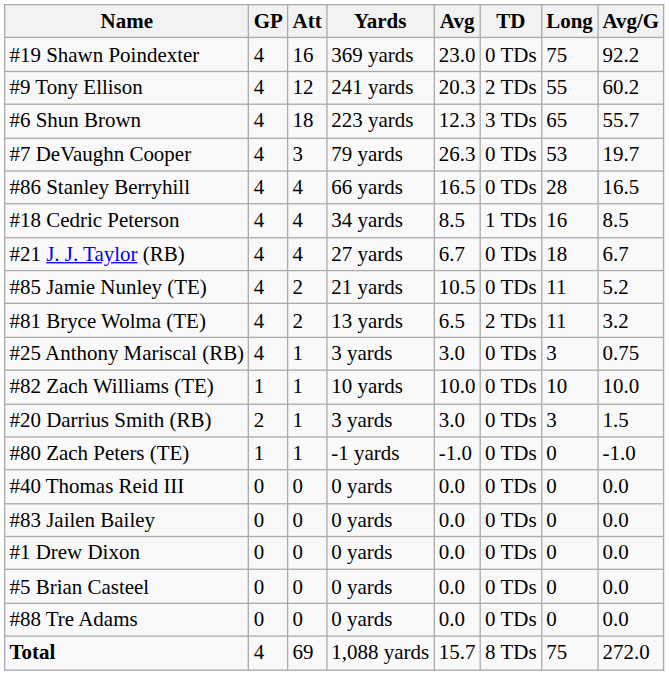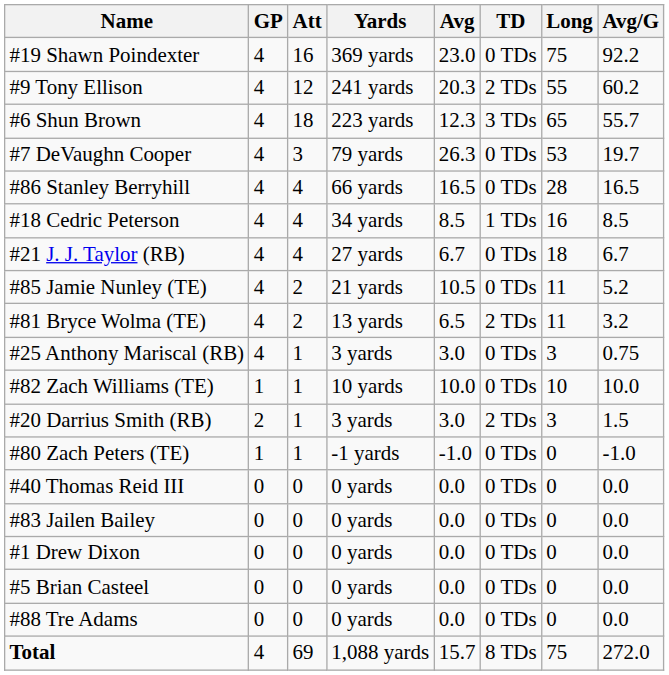(511, 420) 0 TDs -> (511, 420) 2 TDs
